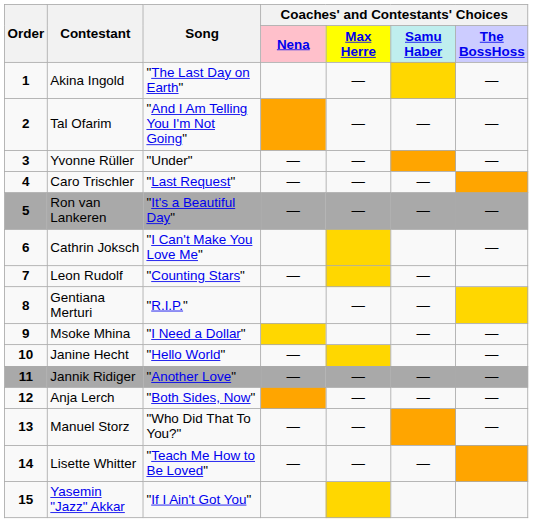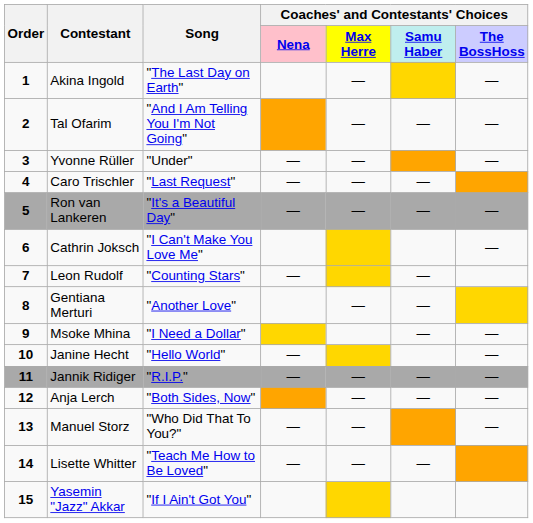(167, 305) "R.I.P." -> (191, 305) "Another Love"
(191, 376) "Another Love" -> (167, 376) "R.I.P."
